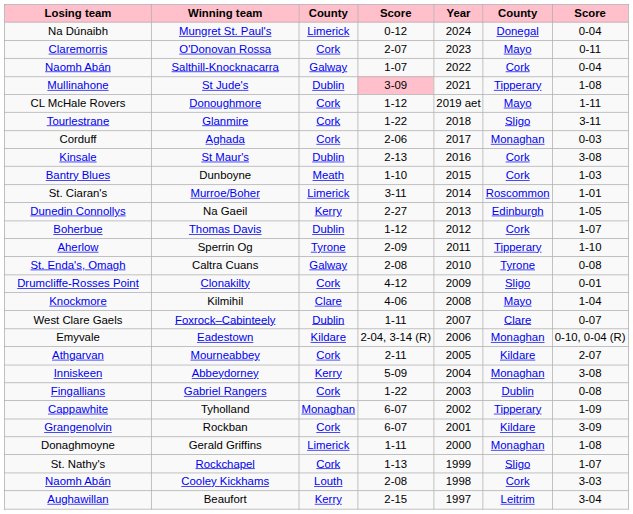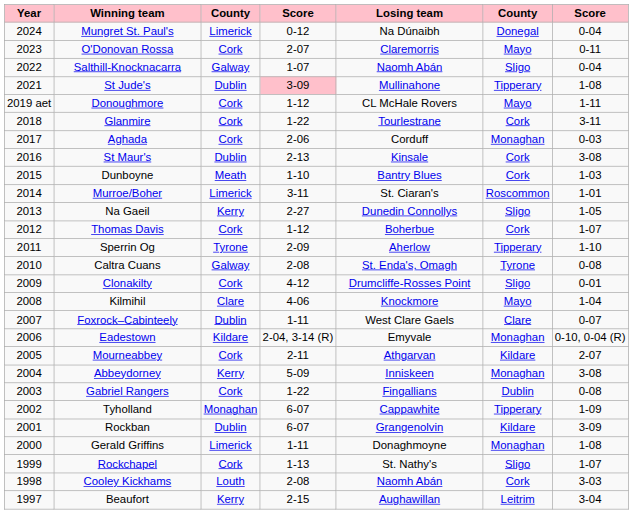columns swapped: (458, 13) <-> (78, 13)
(518, 67) Cork -> (518, 67) Sligo
(518, 121) Sligo -> (518, 121) Cork
(518, 211) Edinburgh -> (518, 211) Sligo
(328, 229) Dublin -> (231, 229) Cork
(328, 427) Cork -> (231, 427) Dublin
